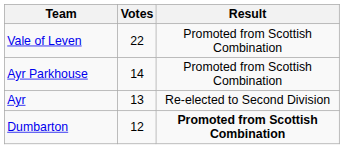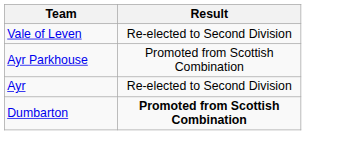- column: (137, 14)
(248, 40) Promoted from Scottish Combination -> (209, 33) Re-elected to Second Division
